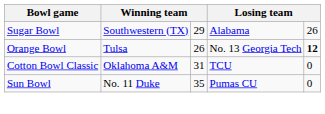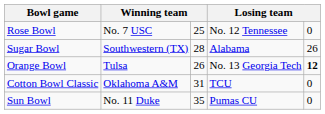+ row: (31, 30)
(199, 30) 29 -> (199, 48) 28
